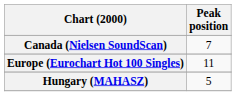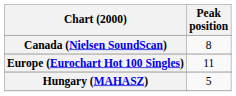(209, 44) 7 -> (209, 44) 8
